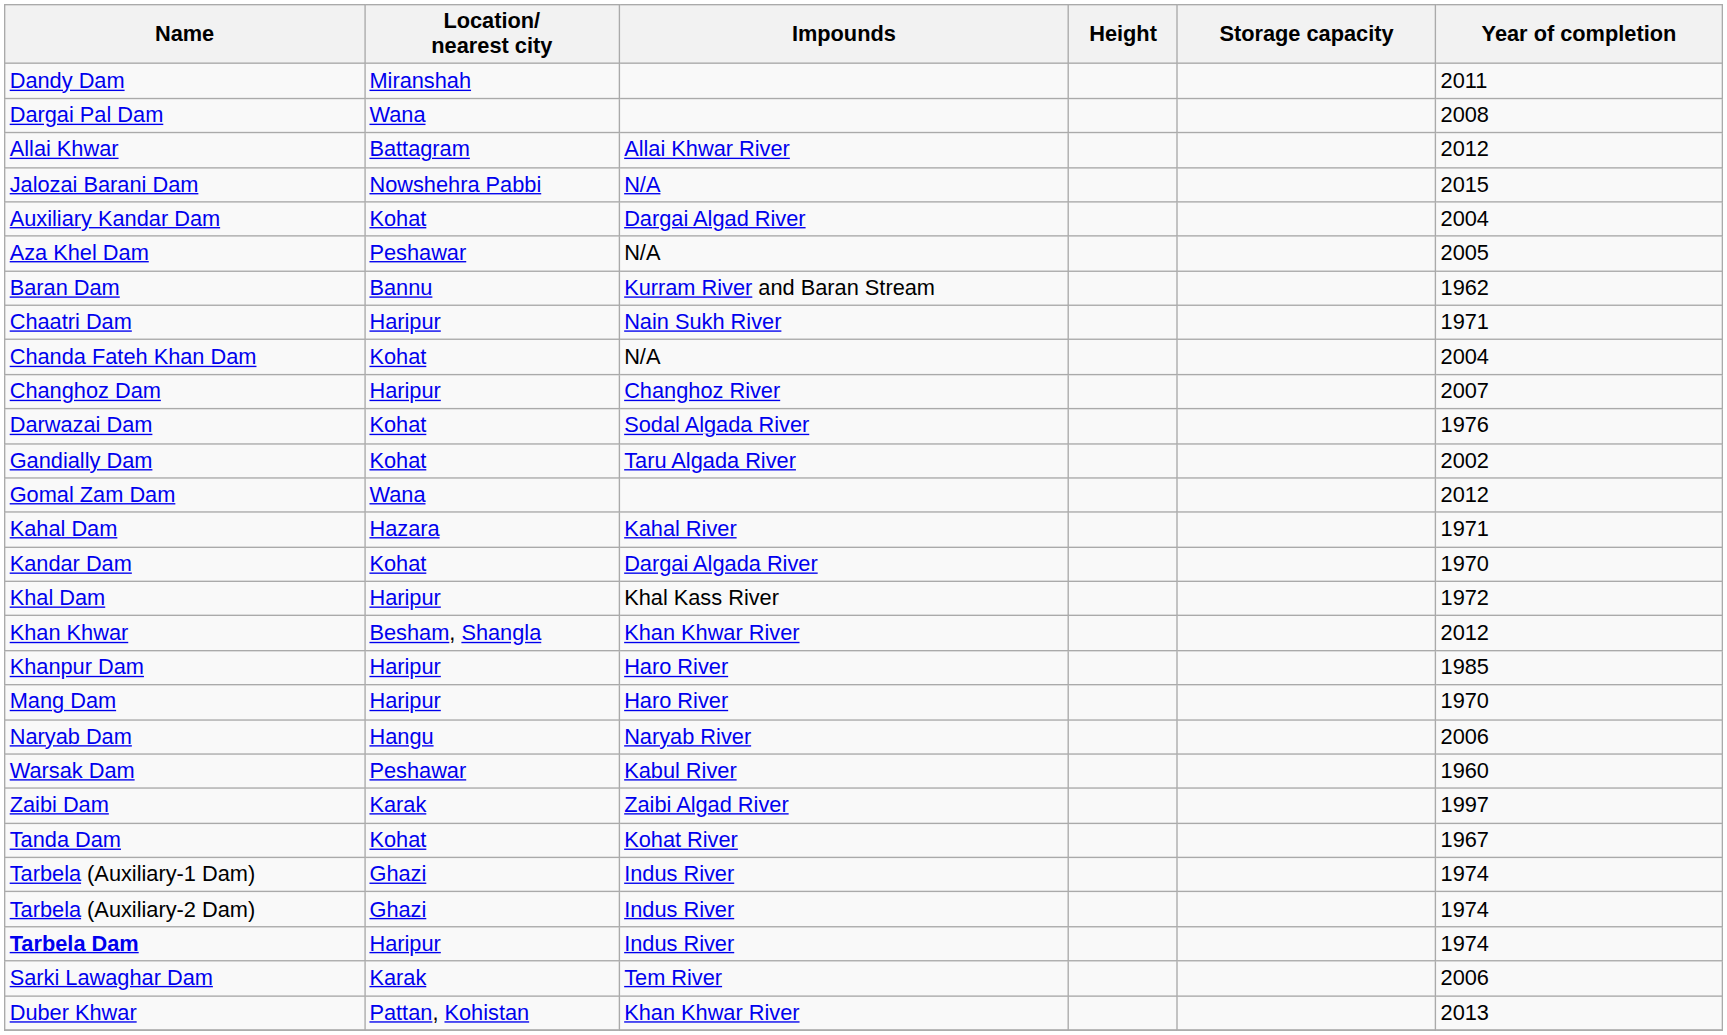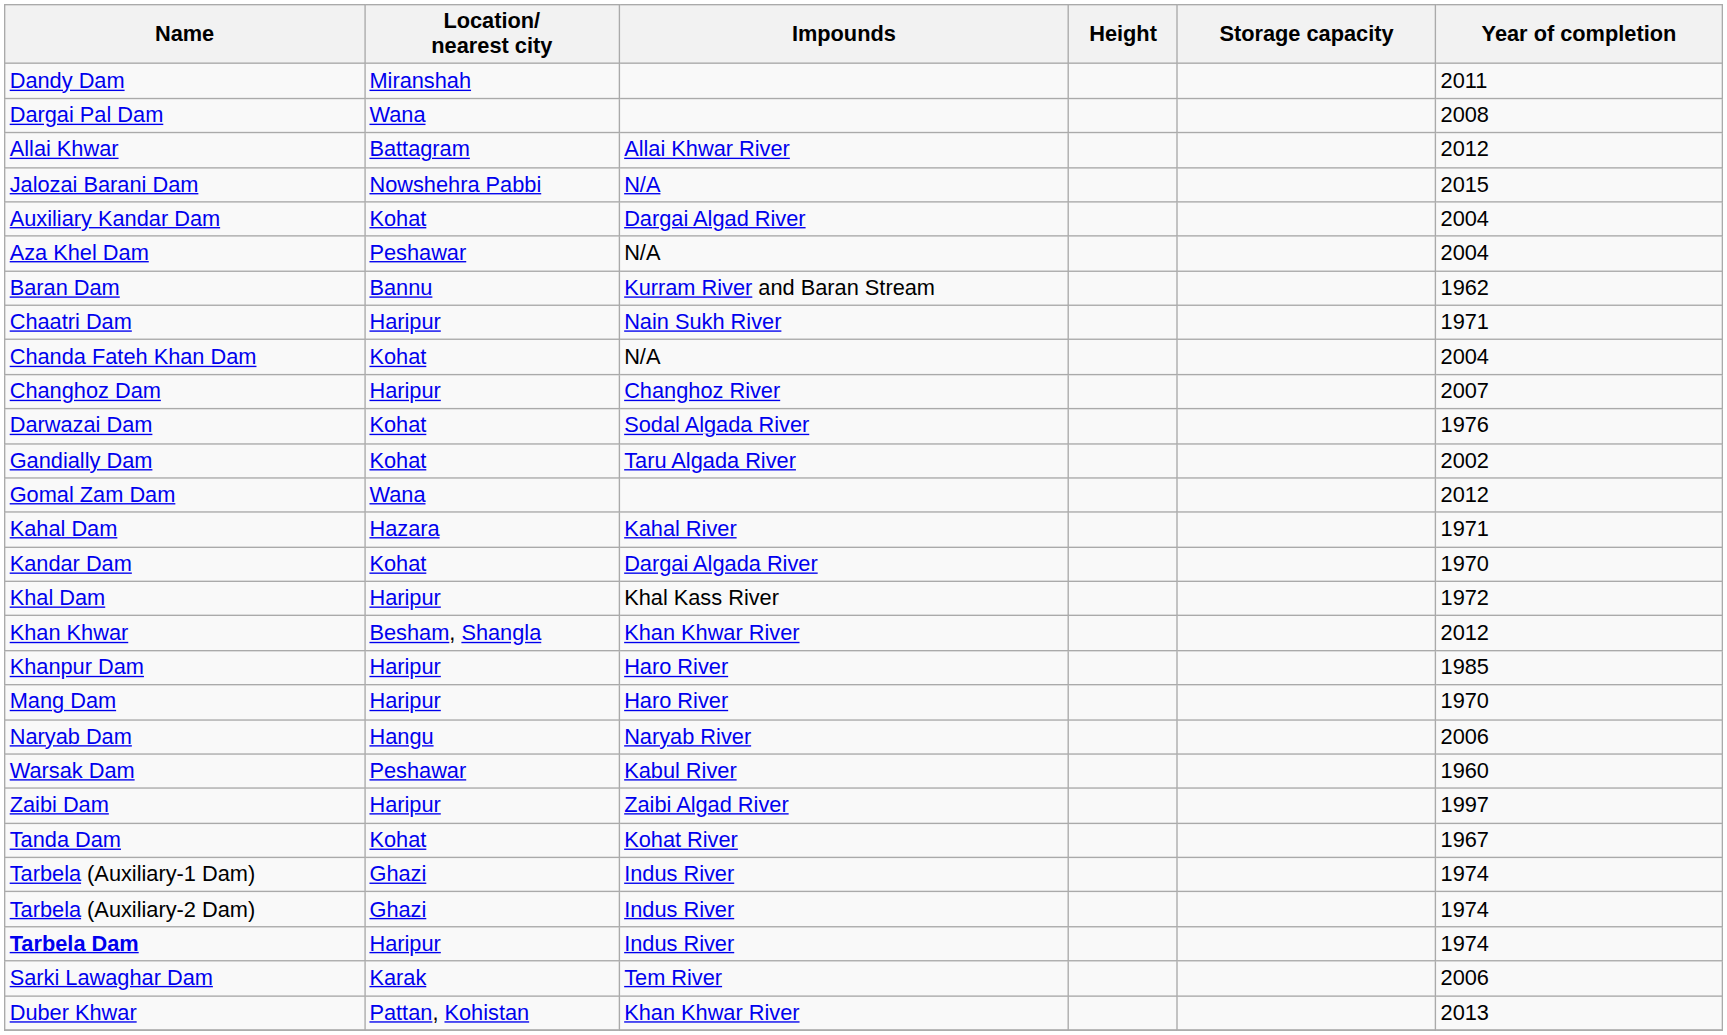(1465, 253) 2005 -> (1465, 253) 2004
(398, 805) Karak -> (405, 805) Haripur
